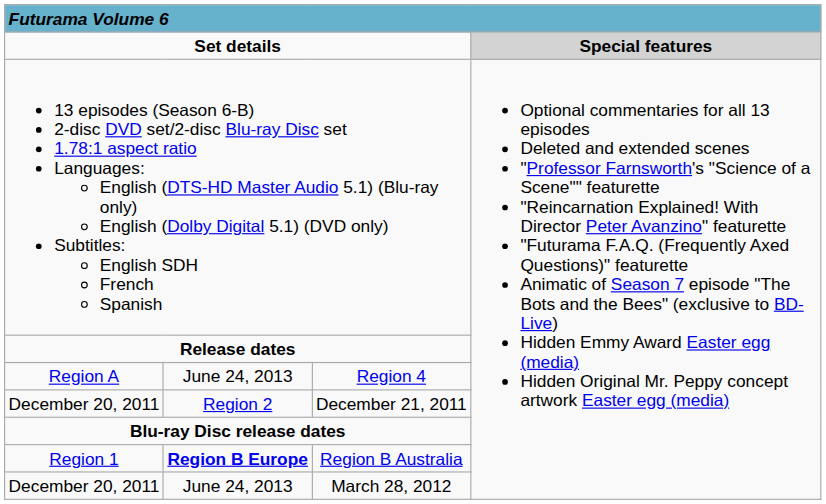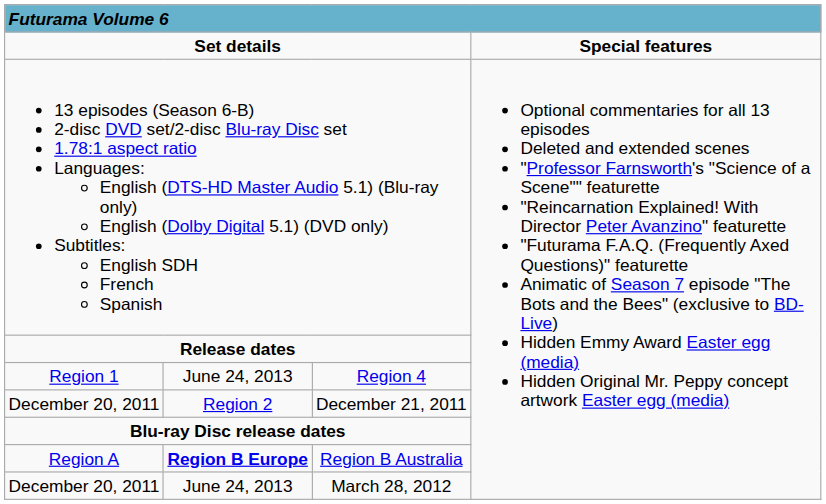(646, 46) lightgrey background -> (646, 46) no background
(84, 376) Region A -> (84, 376) Region 1
(84, 458) Region 1 -> (84, 458) Region A
